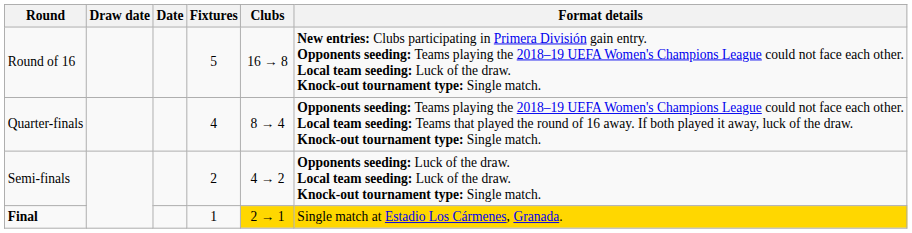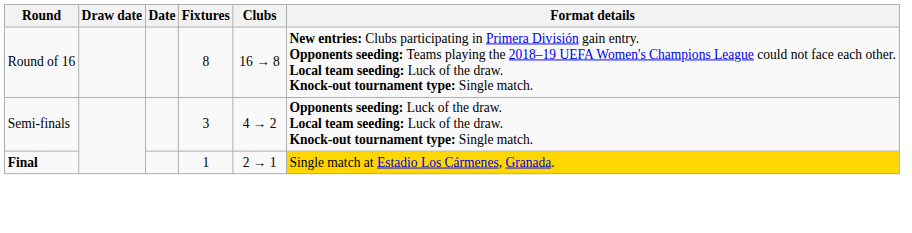(214, 62) 5 -> (206, 62) 8
- row: (45, 124)
(214, 178) 2 -> (206, 124) 3
(268, 217) gold background -> (260, 162) no background
